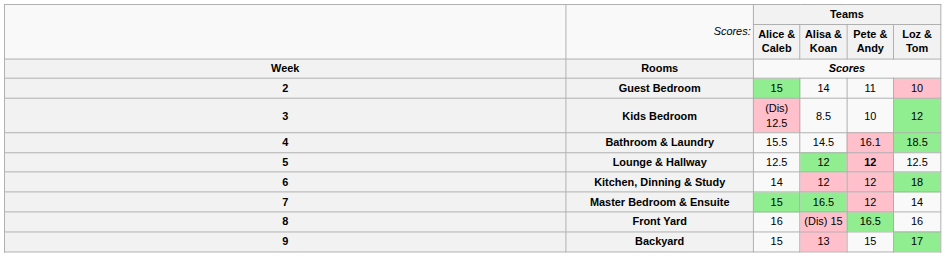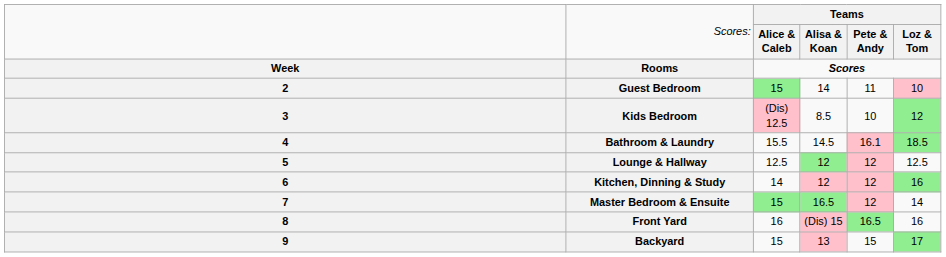(870, 162) bold -> (870, 162) normal
(917, 182) 18 -> (917, 182) 16
